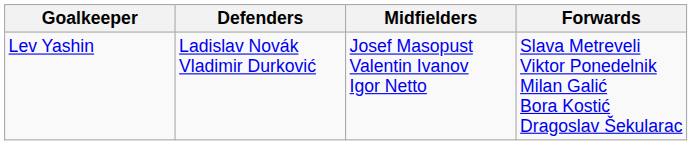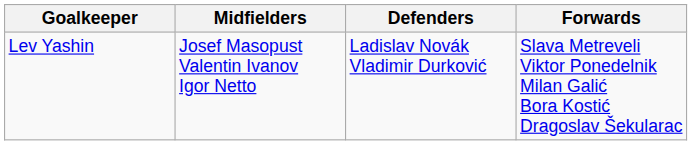columns swapped: (260, 18) <-> (431, 18)
